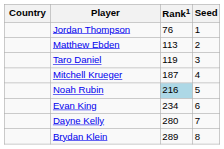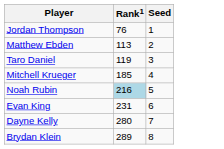- column: (28, 13)
(170, 75) 187 -> (124, 75) 185
(170, 106) 234 -> (124, 106) 231
